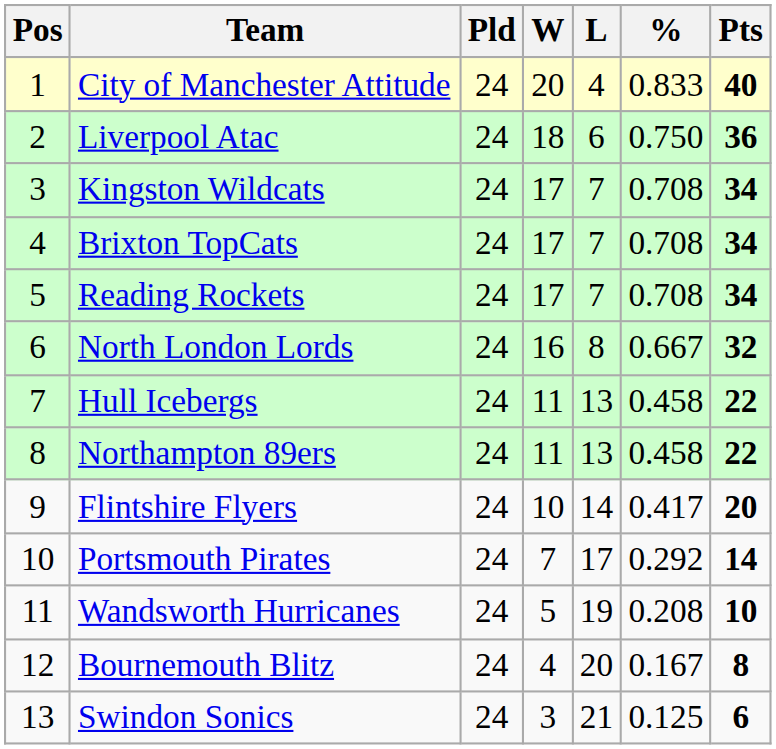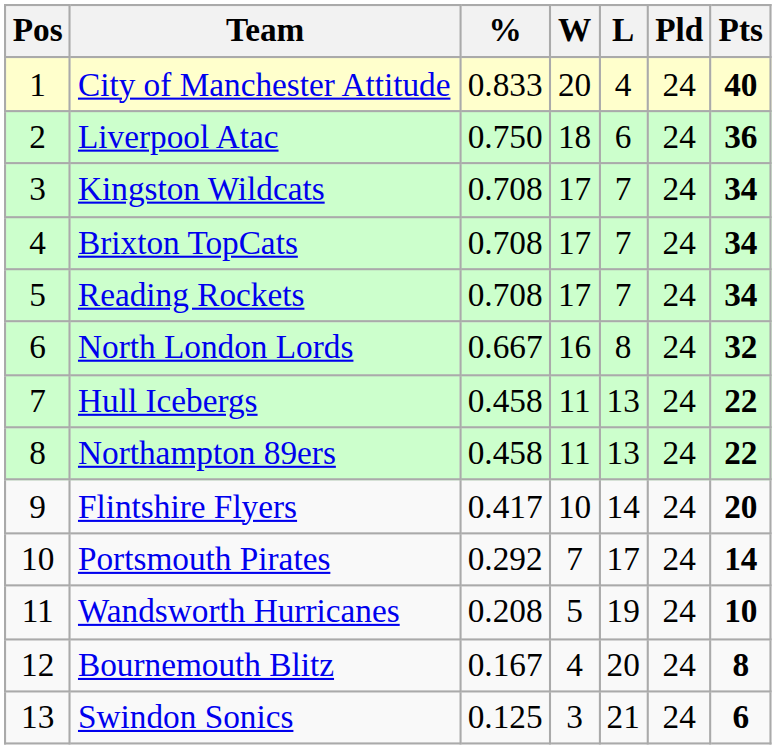columns swapped: (492, 30) <-> (666, 30)
